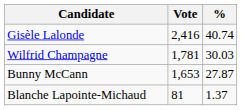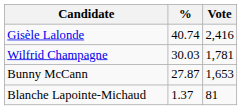columns swapped: (185, 14) <-> (220, 14)
